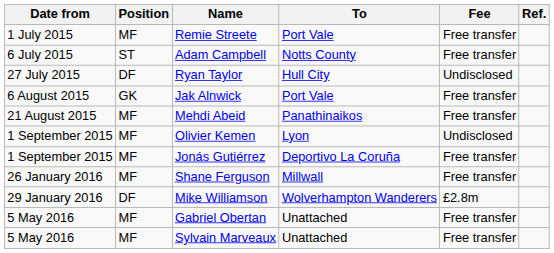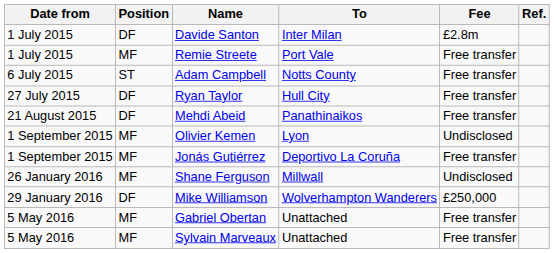+ row: (217, 34)
(478, 75) Undisclosed -> (480, 95) Free transfer
- row: (208, 95)
(128, 116) MF -> (127, 116) DF
(480, 177) Free transfer -> (478, 177) Undisclosed
(461, 197) £2.8m -> (470, 197) £250,000
